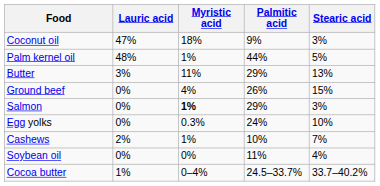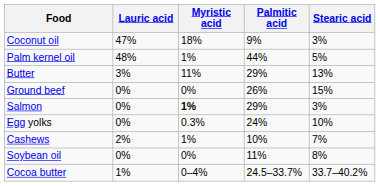(188, 90) 4% -> (188, 90) 0%
(319, 156) 4% -> (319, 156) 8%
